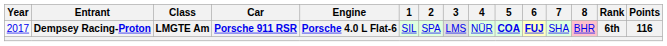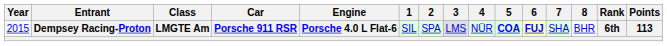(18, 29) 2017 -> (18, 29) 2015
(584, 29) pink background -> (584, 29) no background
(645, 29) 116 -> (645, 29) 113
